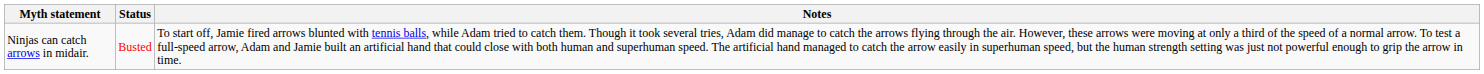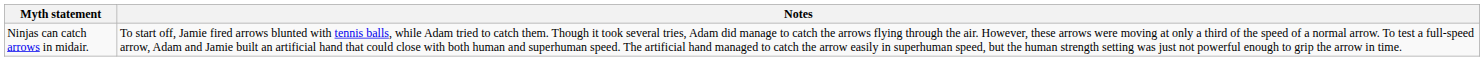- column: (135, 14)
